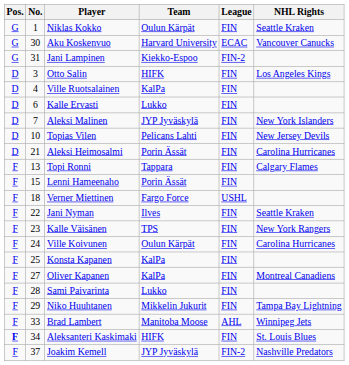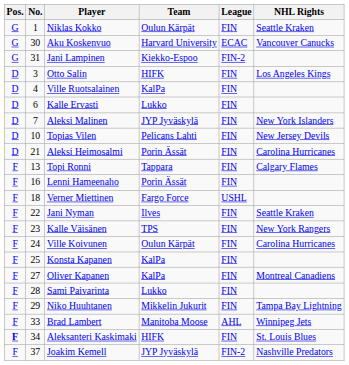(35, 182) 15 -> (35, 182) 16
